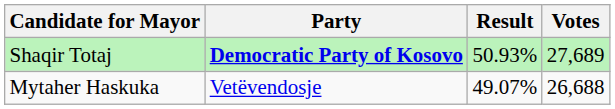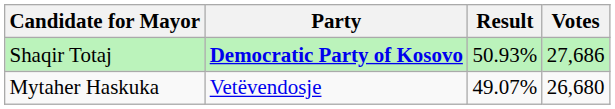(576, 54) 27,689 -> (576, 54) 27,686
(576, 87) 26,688 -> (576, 87) 26,680
